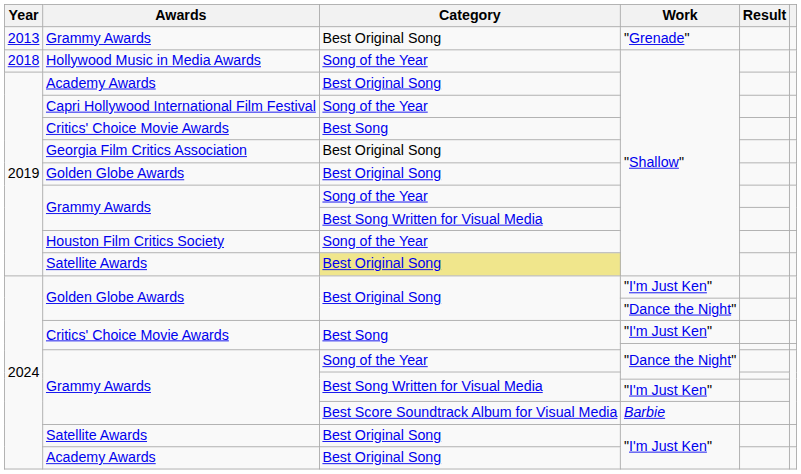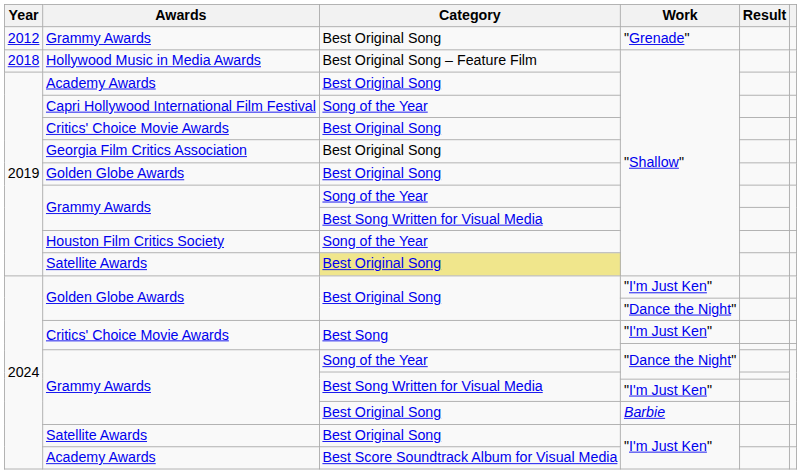(24, 38) 2013 -> (24, 38) 2012
(375, 60) Song of the Year -> (430, 60) Best Original Song – Feature Film
(355, 128) Best Song -> (382, 128) Best Original Song
(470, 412) Best Score Soundtrack Album for Visual Media -> (382, 412) Best Original Song
(382, 458) Best Original Song -> (470, 458) Best Score Soundtrack Album for Visual Media
